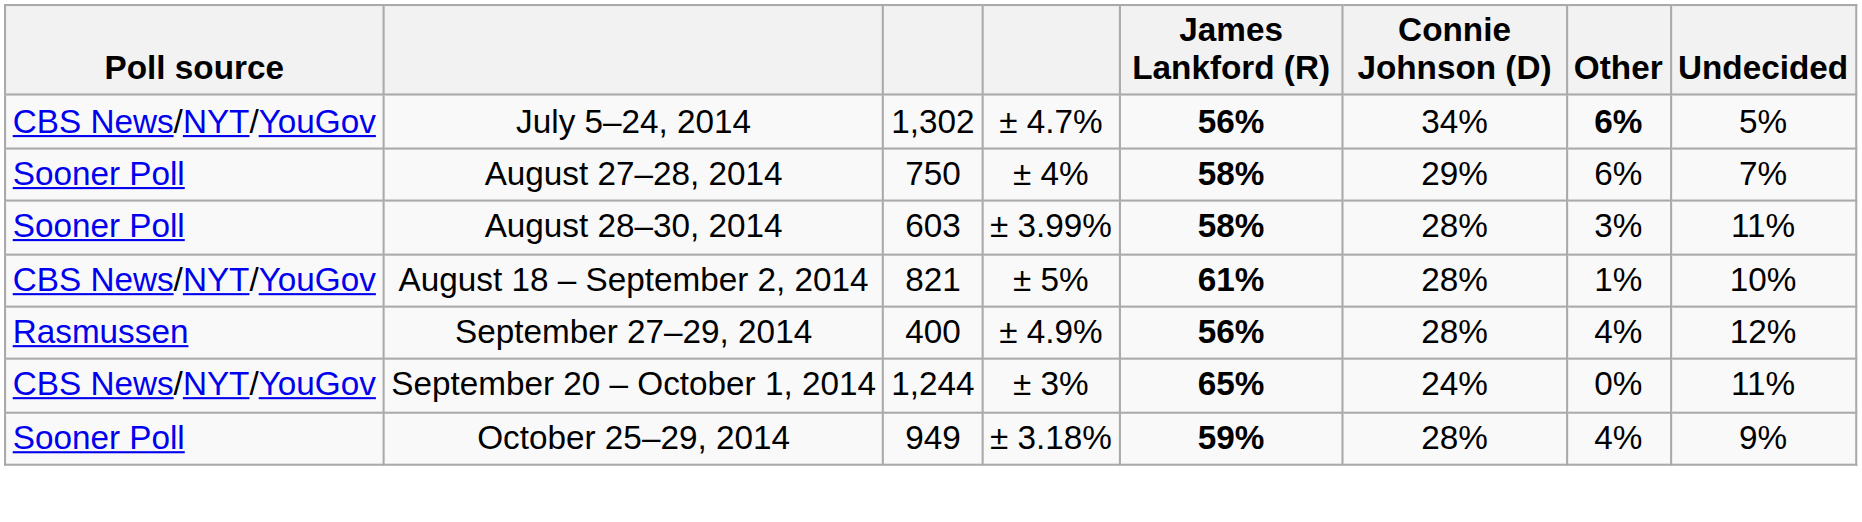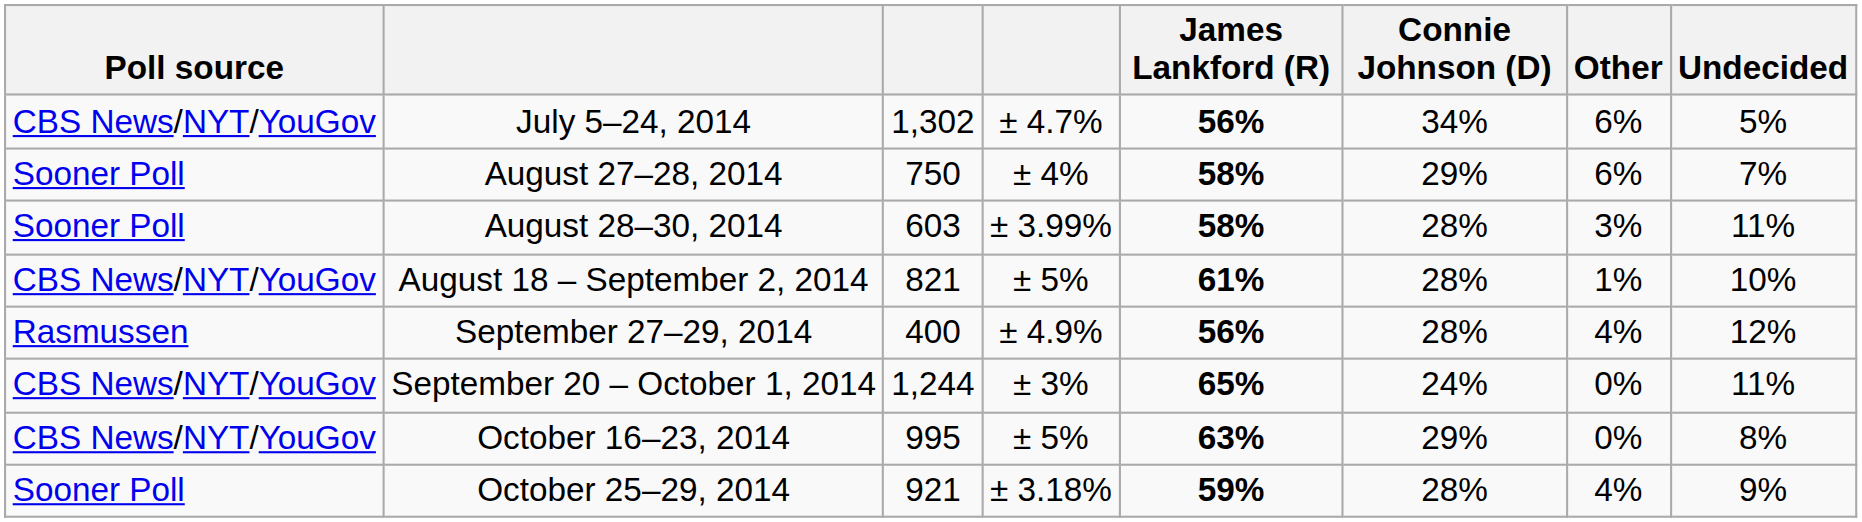(1618, 121) bold -> (1618, 121) normal
+ row: (634, 437)
(933, 437) 949 -> (933, 490) 921
